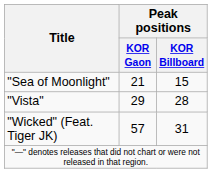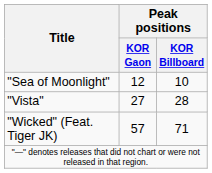(138, 82) 21 -> (138, 82) 12
(182, 82) 15 -> (182, 82) 10
(138, 101) 29 -> (138, 101) 27
(182, 128) 31 -> (182, 128) 71
